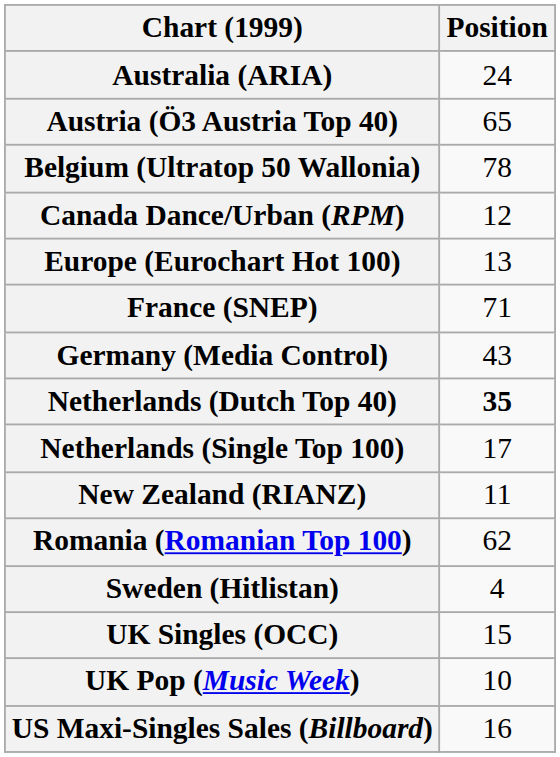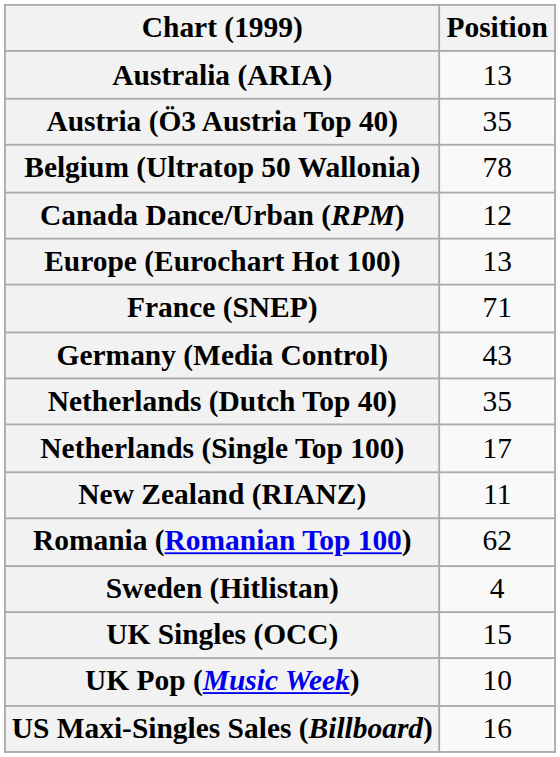(497, 74) 24 -> (497, 74) 13
(497, 121) 65 -> (497, 121) 35
(497, 401) bold -> (497, 401) normal
